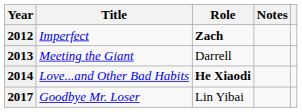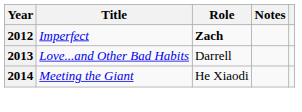(86, 55) Meeting the Giant -> (114, 55) Love...and Other Bad Habits
(114, 76) Love...and Other Bad Habits -> (86, 76) Meeting the Giant
(223, 76) bold -> (222, 76) normal
- row: (20, 96)
